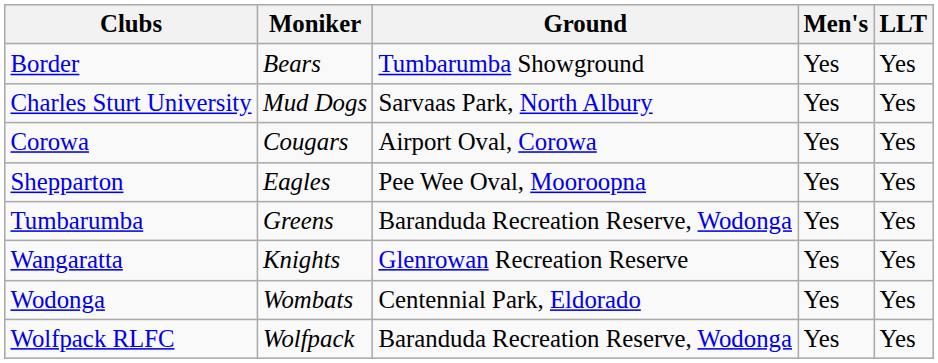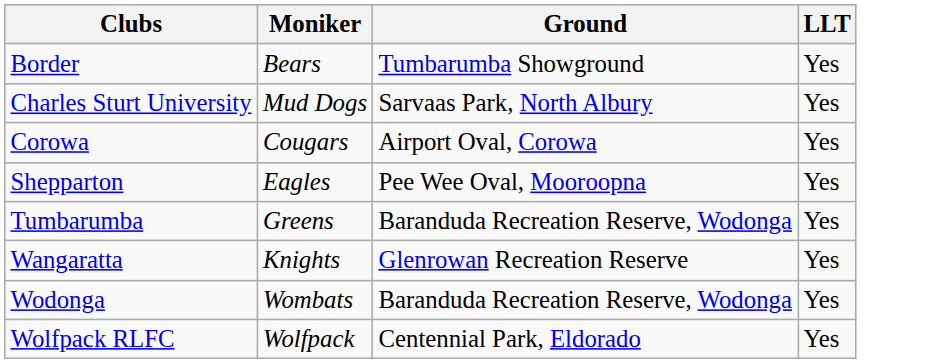- column: (836, 24)
(510, 299) Centennial Park, Eldorado -> (585, 299) Baranduda Recreation Reserve, Wodonga
(585, 338) Baranduda Recreation Reserve, Wodonga -> (510, 338) Centennial Park, Eldorado
